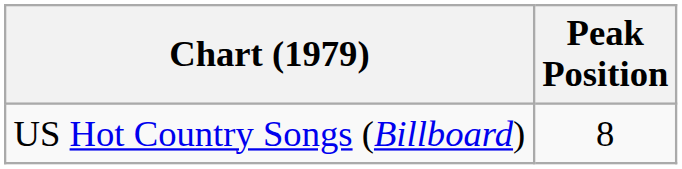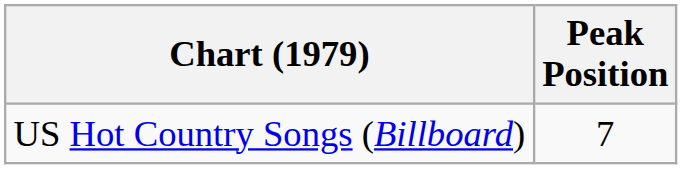(605, 132) 8 -> (605, 132) 7
